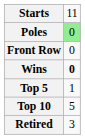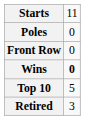(72, 32) lightgreen background -> (72, 32) no background
- row: (34, 87)
